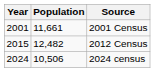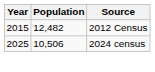- row: (118, 28)
(18, 59) 2024 -> (18, 43) 2025
